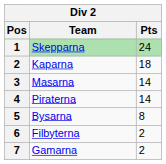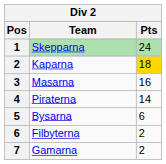(145, 64) no background -> (145, 64) gold background
(145, 82) 14 -> (145, 82) 16
(142, 116) 8 -> (142, 116) 6
